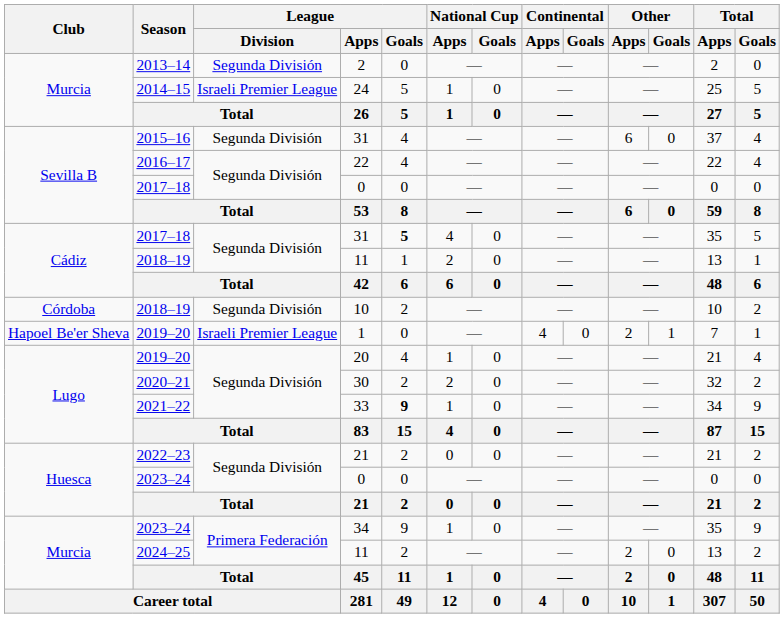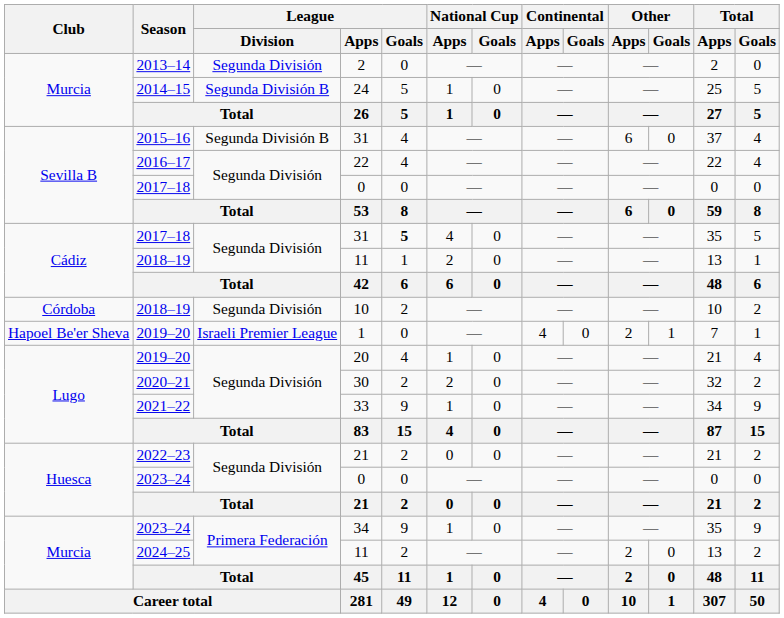(267, 89) Israeli Premier League -> (267, 89) Segunda División B
(267, 138) Segunda División -> (267, 138) Segunda División B
(404, 406) bold -> (404, 406) normal
